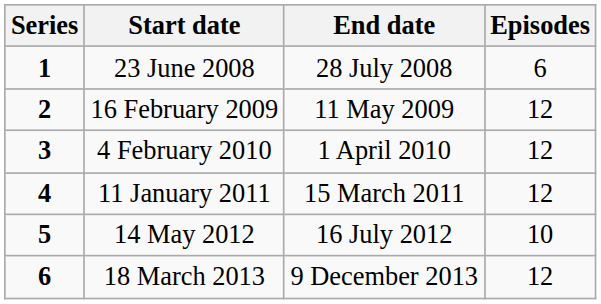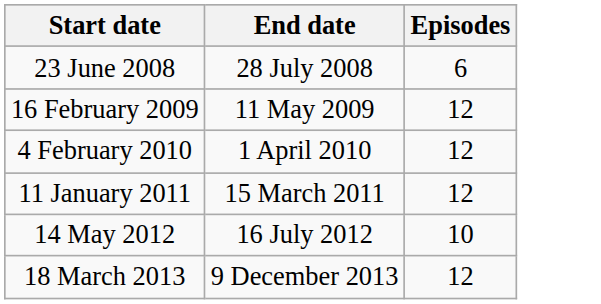- column: (45, 25)
